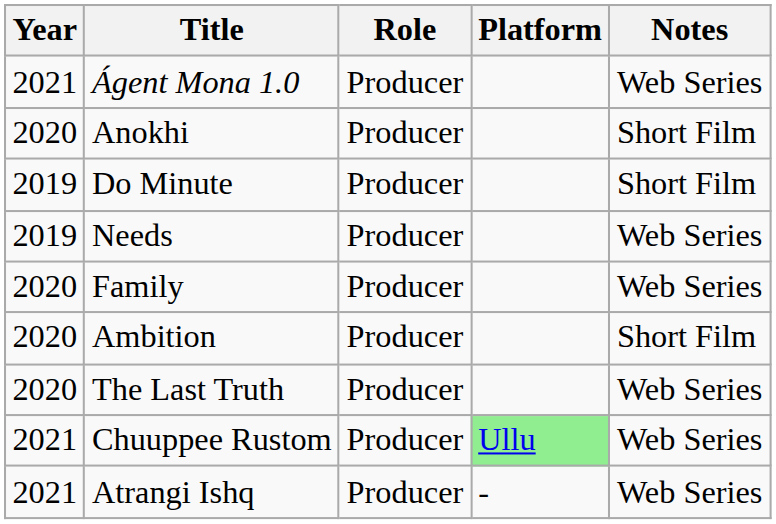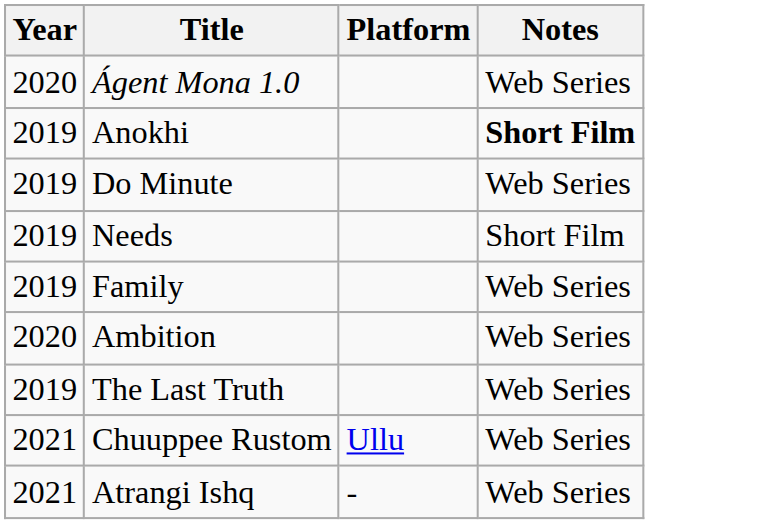- column: (405, 30)
(45, 81) 2021 -> (45, 81) 2020
(45, 132) 2020 -> (45, 132) 2019
(687, 132) normal -> (560, 132) bold
(687, 183) Short Film -> (558, 183) Web Series
(690, 235) Web Series -> (555, 235) Short Film
(45, 286) 2020 -> (45, 286) 2019
(687, 337) Short Film -> (558, 337) Web Series
(45, 388) 2020 -> (45, 388) 2019
(507, 440) lightgreen background -> (375, 440) no background
